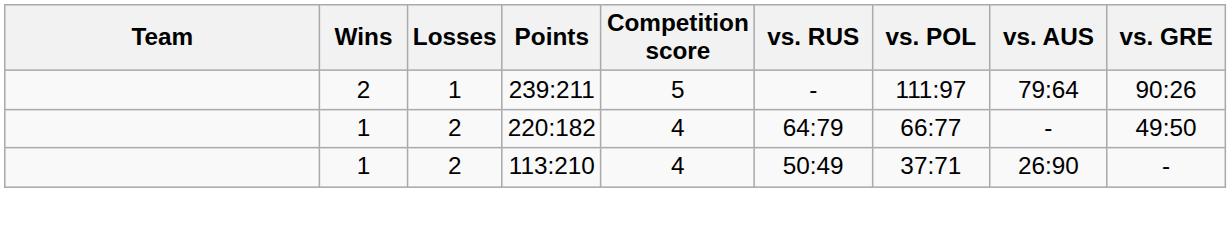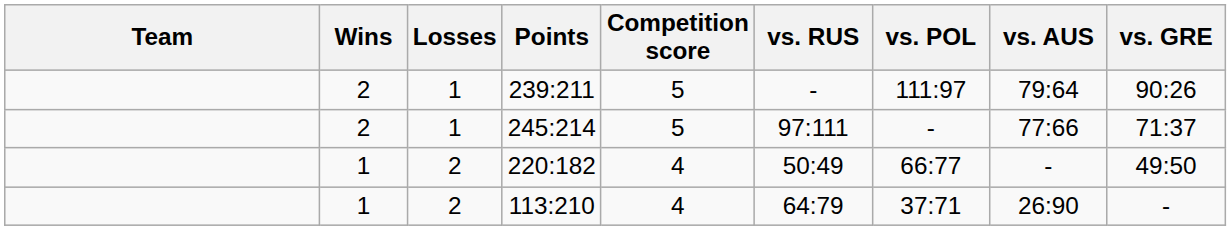+ row: (552, 128)
(813, 128) 64:79 -> (813, 166) 50:49
(813, 166) 50:49 -> (813, 205) 64:79
